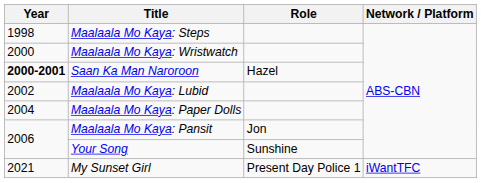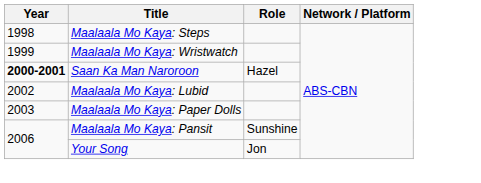(21, 52) 2000 -> (21, 52) 1999
(21, 110) 2004 -> (21, 110) 2003
(257, 129) Jon -> (272, 129) Sunshine
(272, 149) Sunshine -> (257, 149) Jon
- row: (111, 168)
